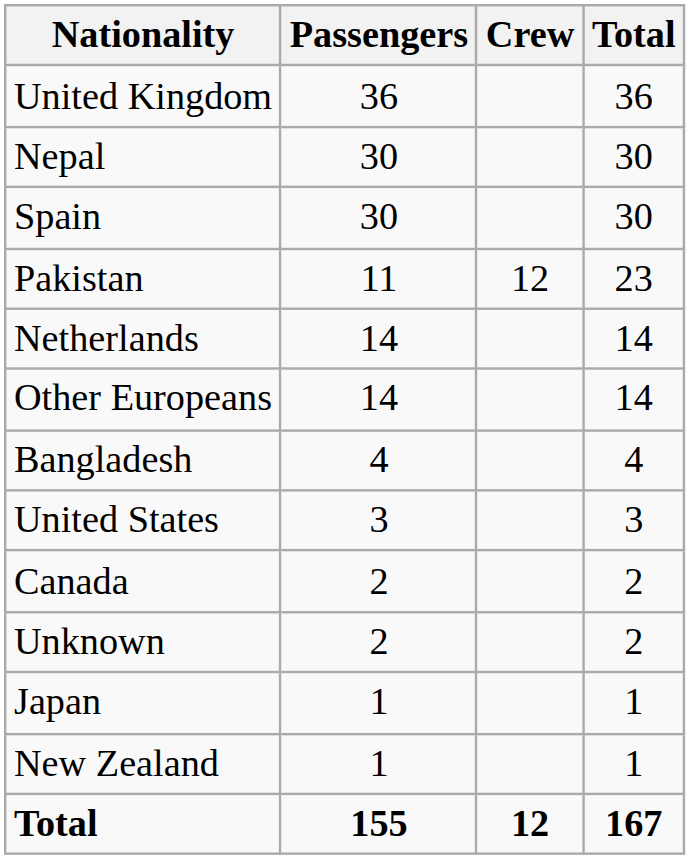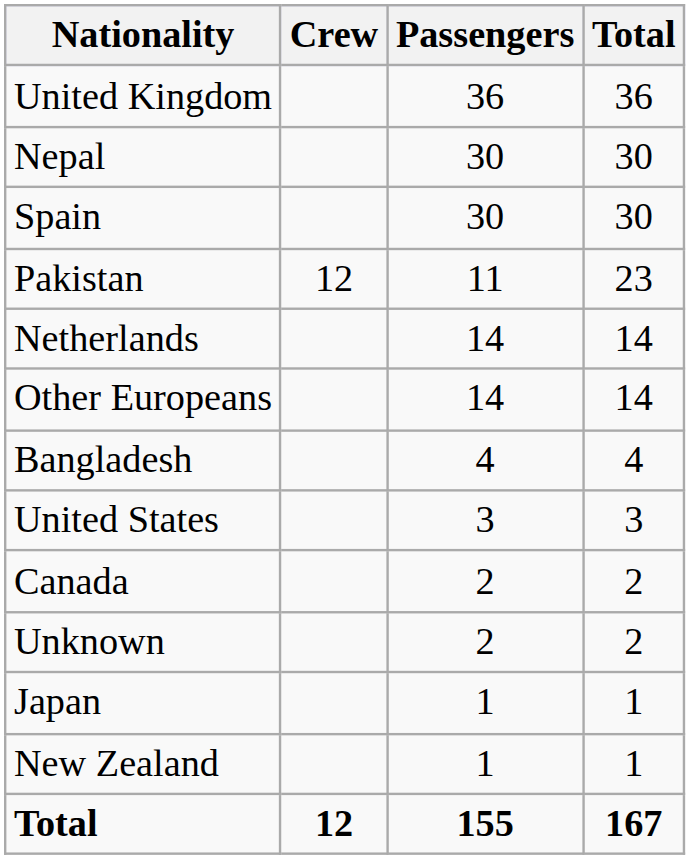columns swapped: (379, 34) <-> (530, 34)
